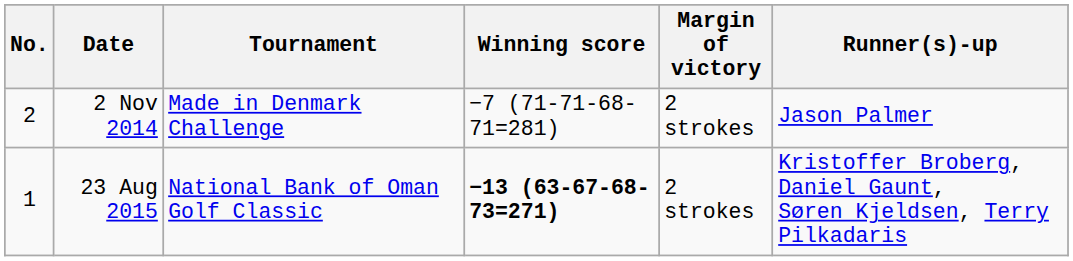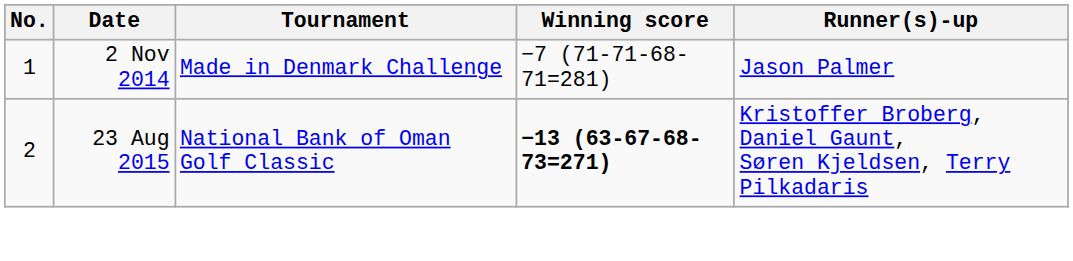- column: (716, 47)
(29, 118) 2 -> (29, 69) 1
(29, 202) 1 -> (29, 153) 2
